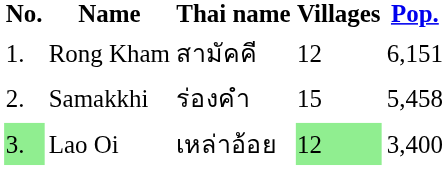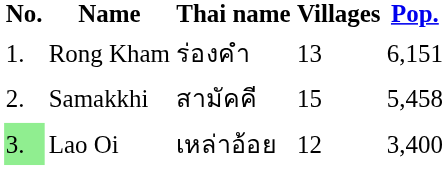(217, 53) สามัคคี -> (213, 53) ร่องคำ
(309, 53) 12 -> (309, 53) 13
(213, 99) ร่องคำ -> (217, 99) สามัคคี
(309, 143) lightgreen background -> (309, 143) no background
